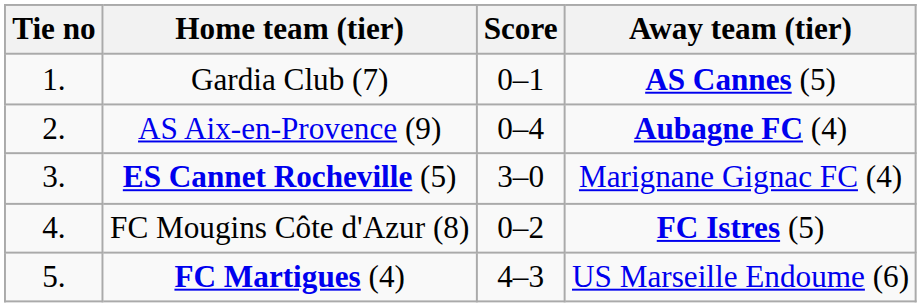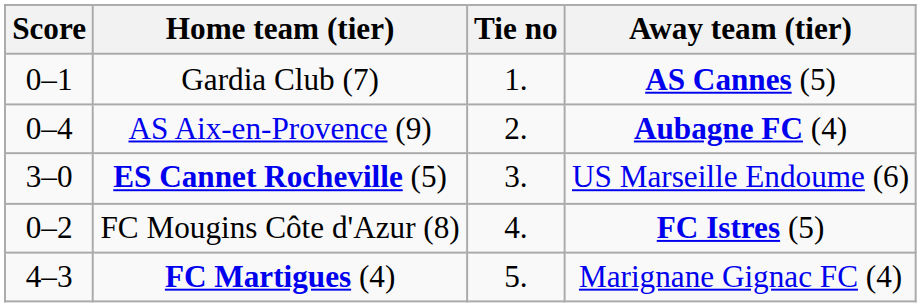columns swapped: (54, 29) <-> (521, 29)
(741, 177) Marignane Gignac FC (4) -> (741, 177) US Marseille Endoume (6)
(741, 276) US Marseille Endoume (6) -> (741, 276) Marignane Gignac FC (4)
